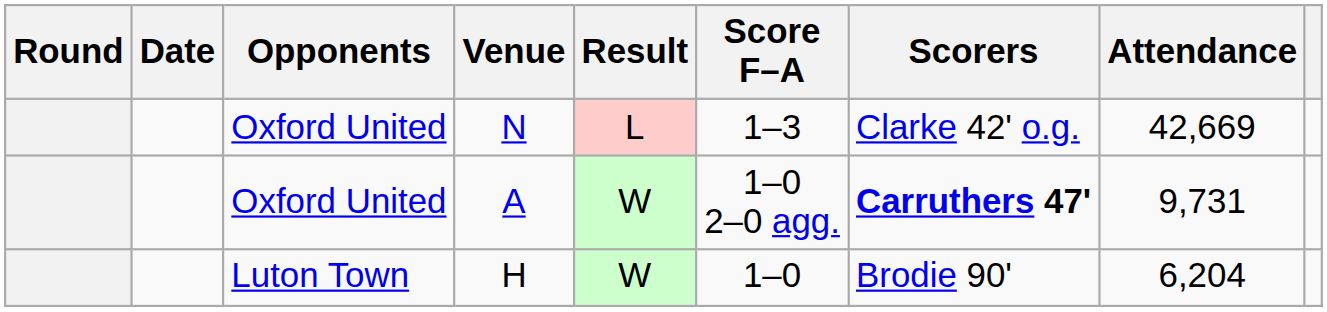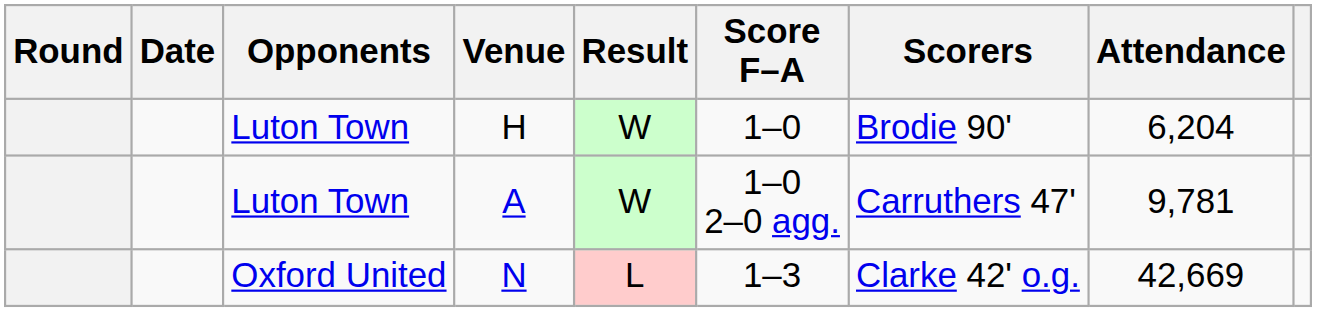rows swapped: (514, 276) <-> (514, 126)
(339, 201) Oxford United -> (320, 201) Luton Town
(974, 201) bold -> (966, 201) normal
(1202, 201) 9,731 -> (1191, 201) 9,781
